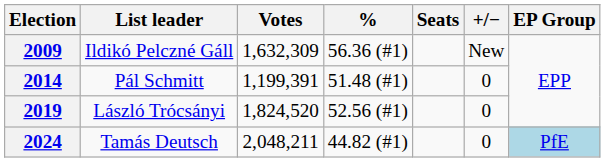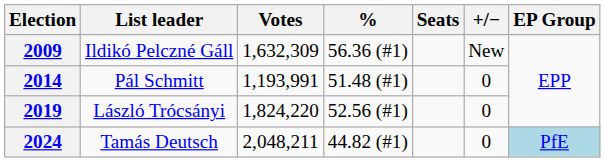(281, 80) 1,199,391 -> (281, 80) 1,193,991
(281, 111) 1,824,520 -> (281, 111) 1,824,220
